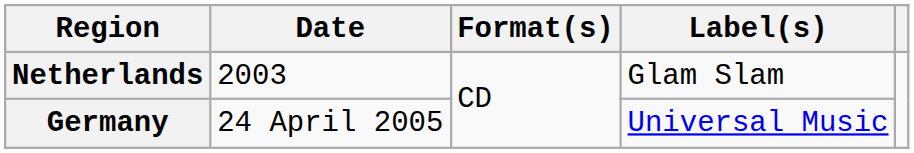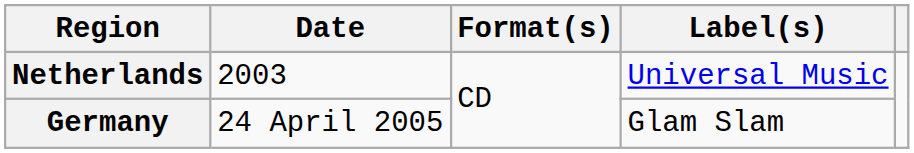(706, 76) Glam Slam -> (758, 76) Universal Music
(758, 123) Universal Music -> (706, 123) Glam Slam
